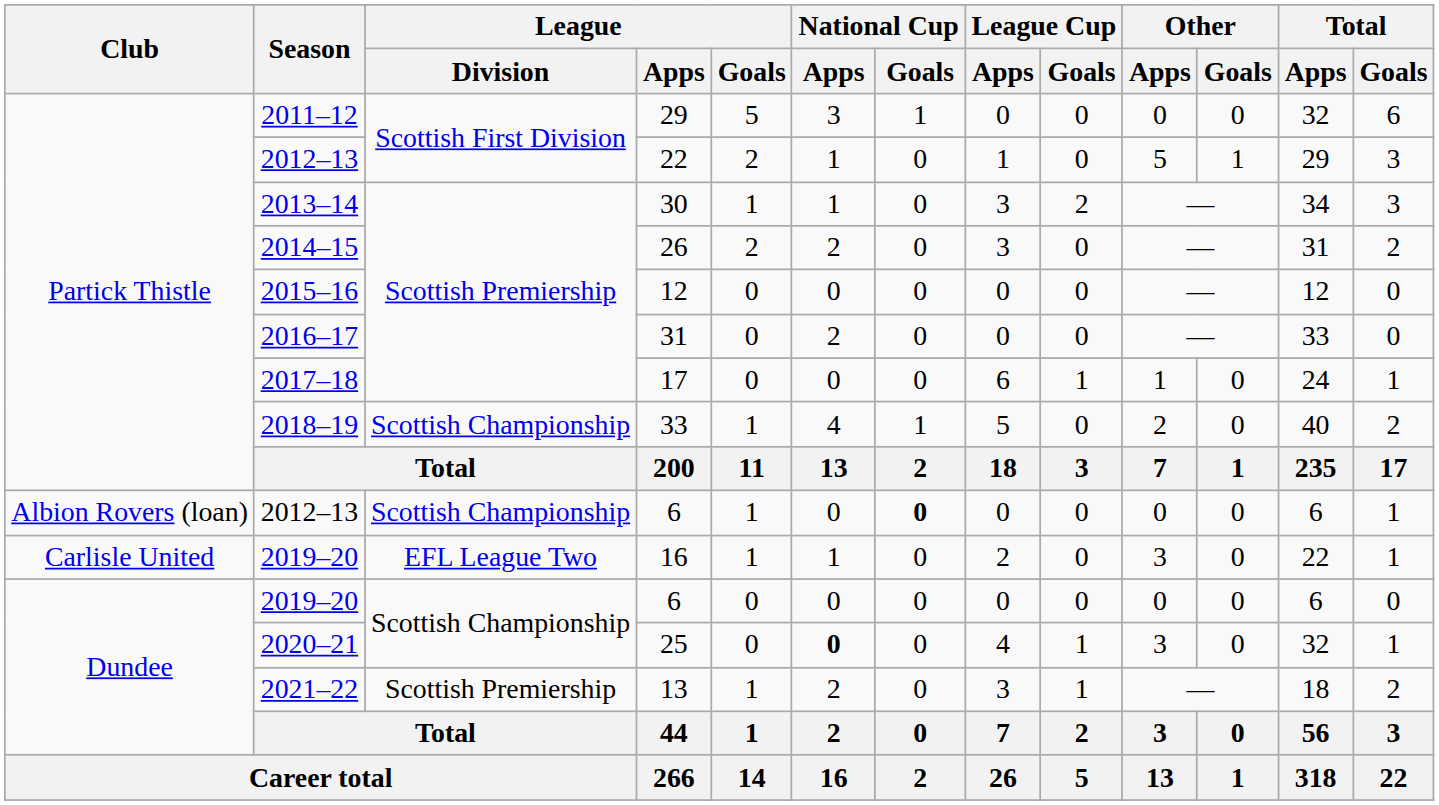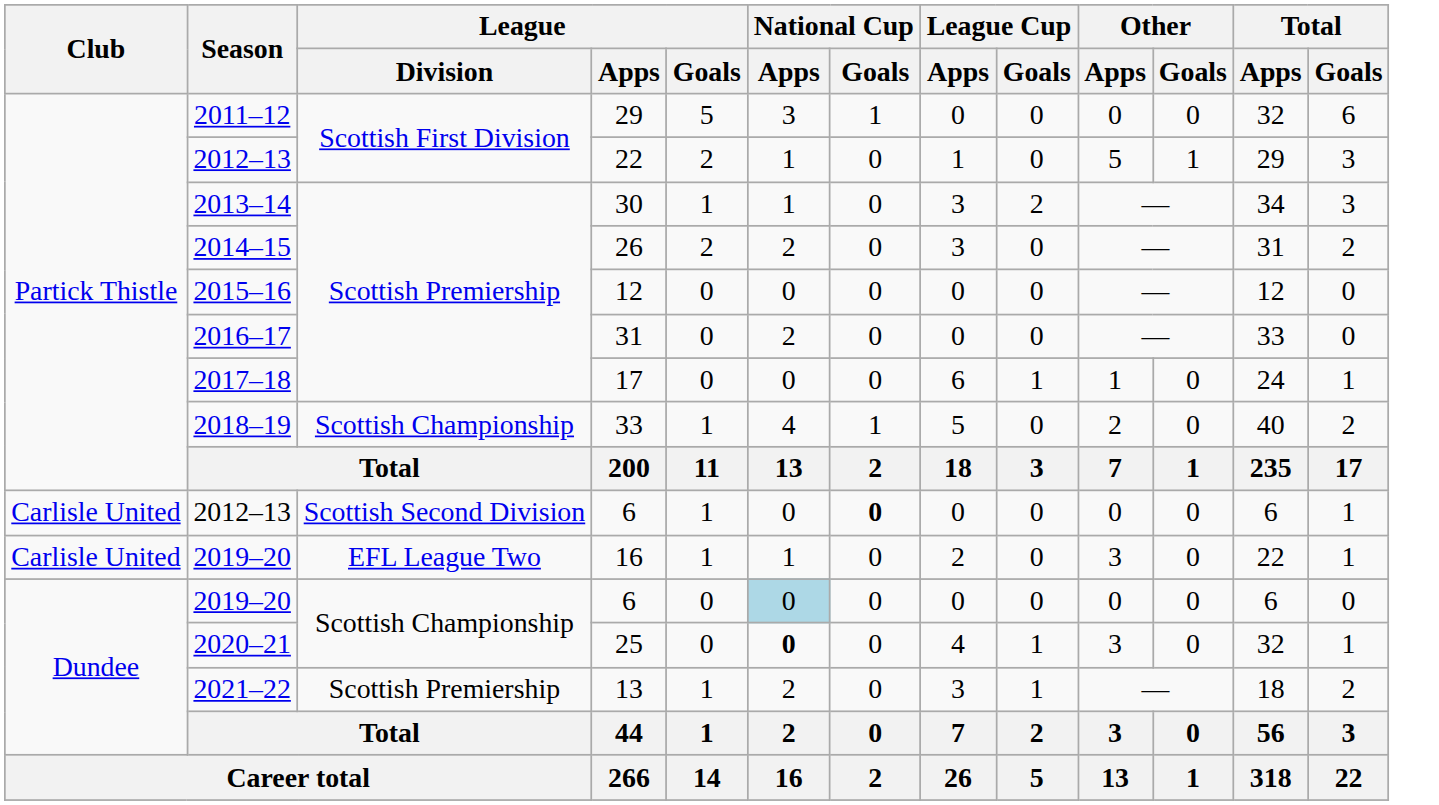(130, 512) Albion Rovers (loan) -> (96, 512) Carlisle United
(501, 512) Scottish Championship -> (444, 512) Scottish Second Division
(834, 600) no background -> (789, 600) lightblue background
